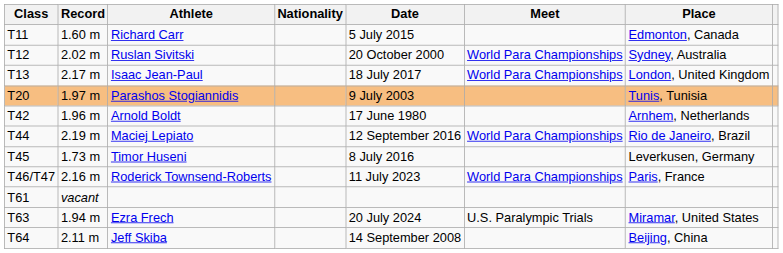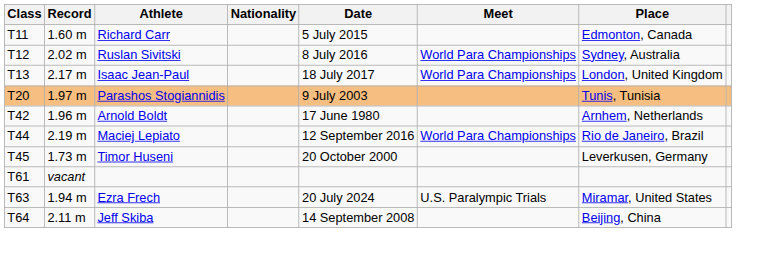(396, 55) 20 October 2000 -> (335, 55) 8 July 2016
(381, 156) 8 July 2016 -> (350, 156) 20 October 2000
- row: (191, 177)
